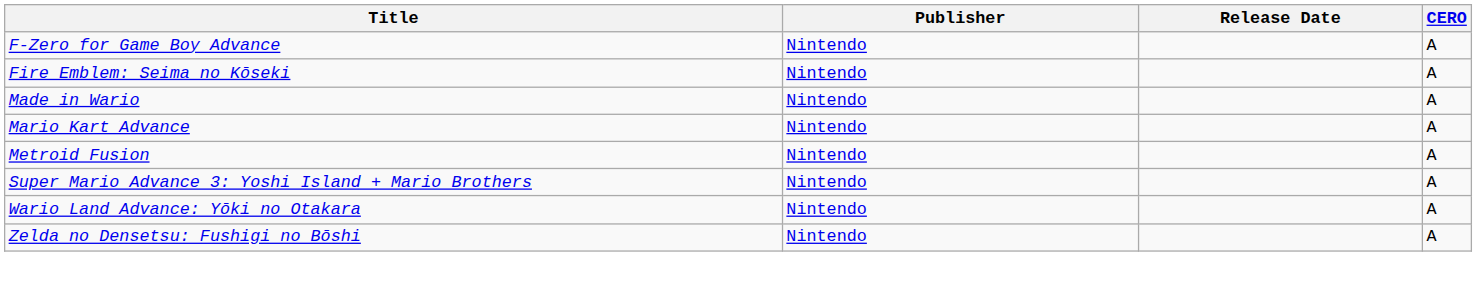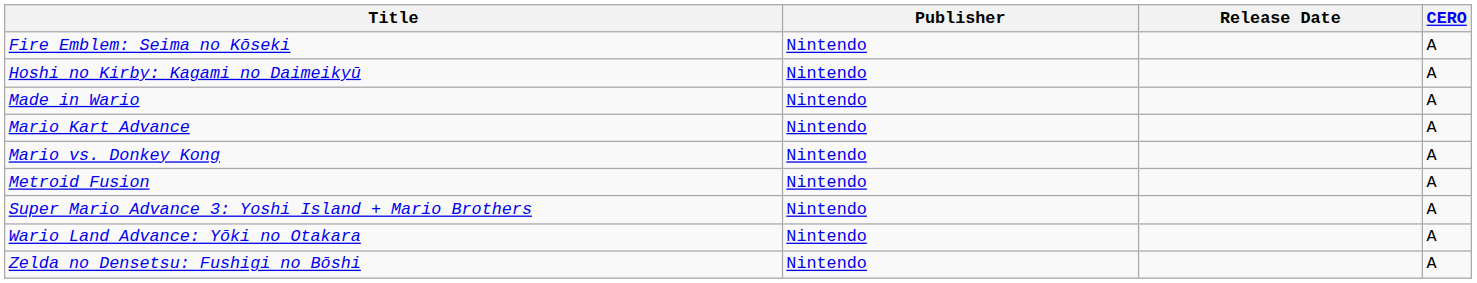- row: (144, 46)
+ row: (185, 73)
+ row: (114, 155)
